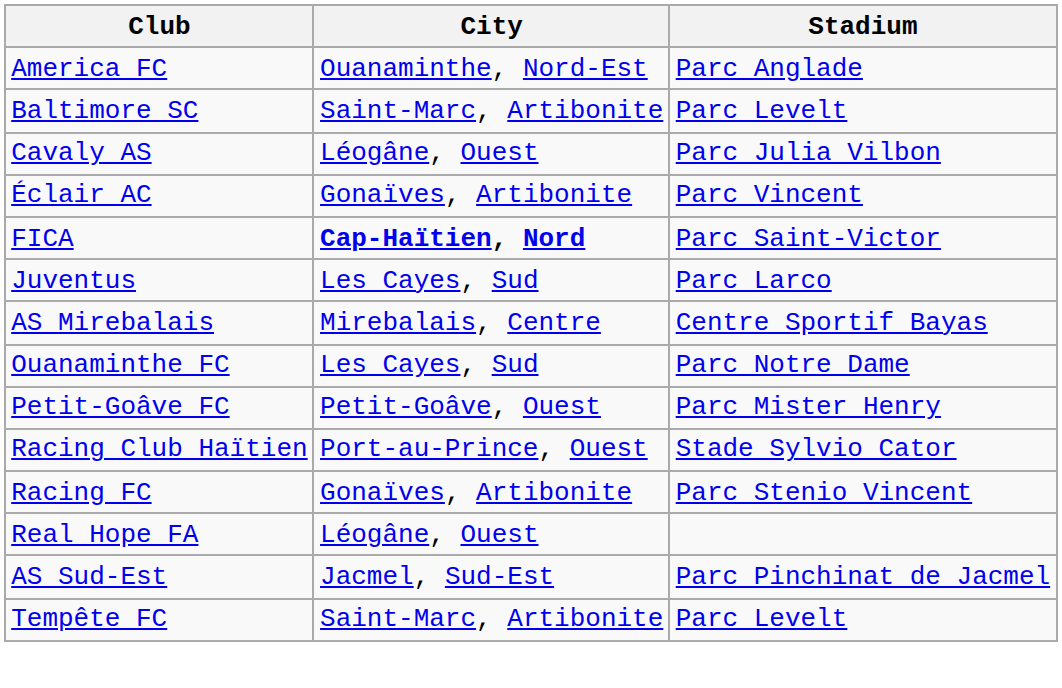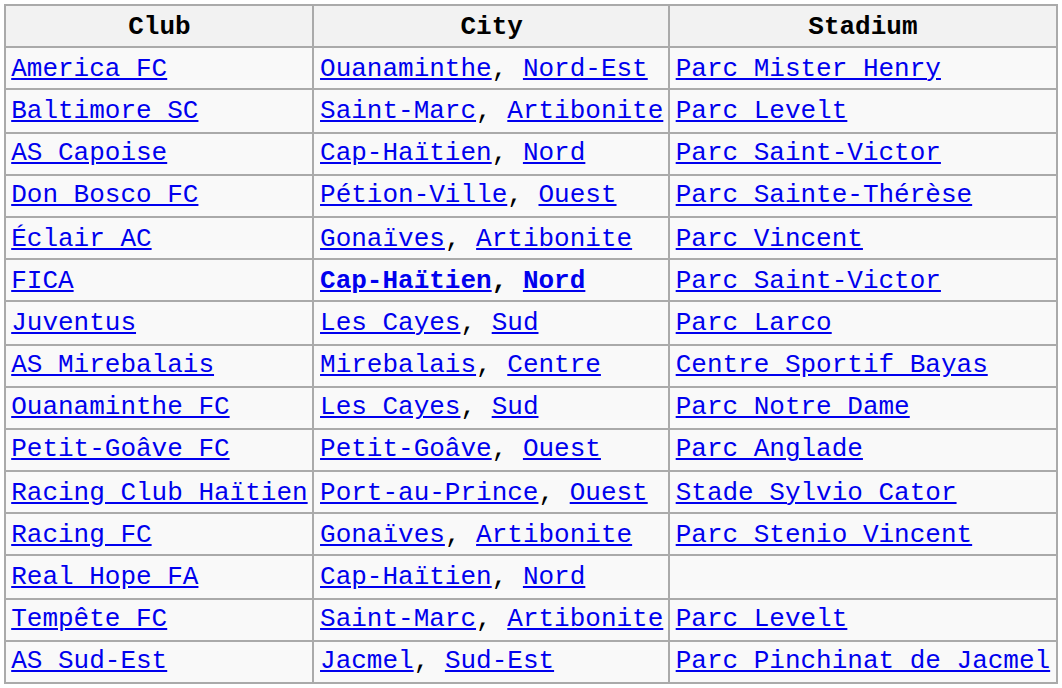(769, 69) Parc Anglade -> (808, 69) Parc Mister Henry
+ row: (89, 153)
- row: (81, 153)
+ row: (105, 196)
(808, 408) Parc Mister Henry -> (769, 450) Parc Anglade
(429, 535) Léogâne, Ouest -> (453, 577) Cap-Haïtien, Nord
rows swapped: (89, 577) <-> (89, 619)
